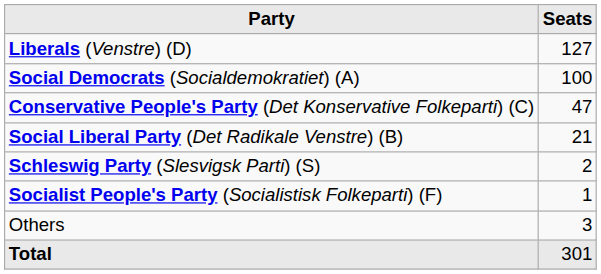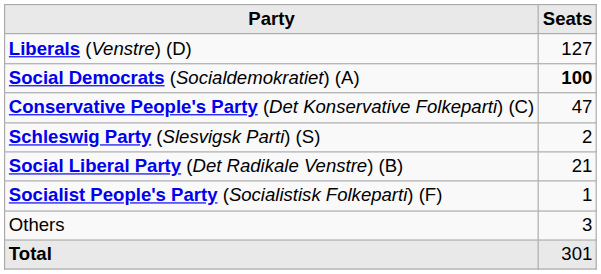(577, 78) normal -> (577, 78) bold
rows swapped: (206, 136) <-> (165, 166)
